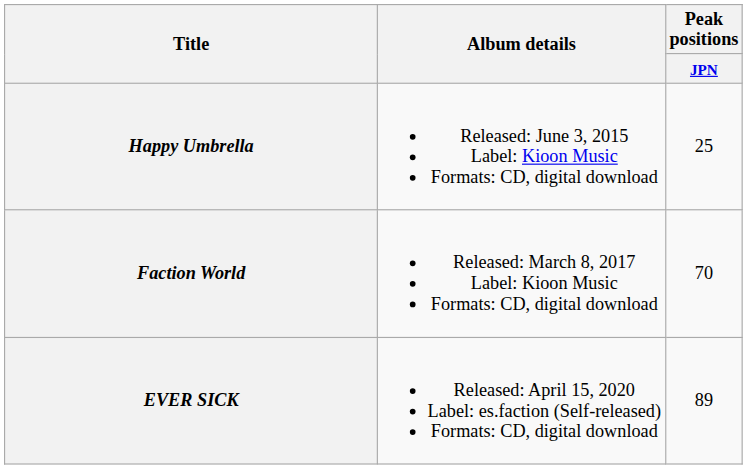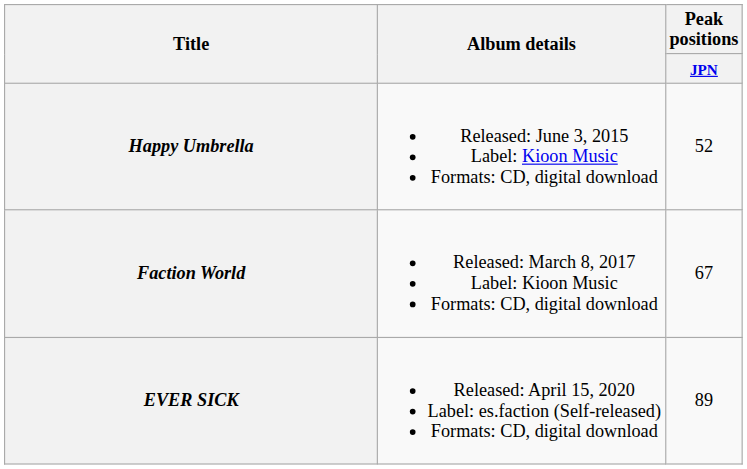(704, 146) 25 -> (704, 146) 52
(704, 273) 70 -> (704, 273) 67
